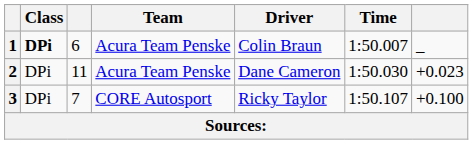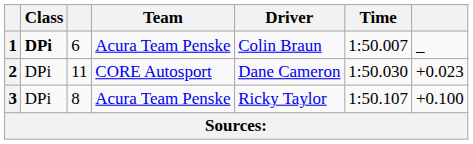(163, 71) Acura Team Penske -> (154, 71) CORE Autosport
(75, 98) 7 -> (75, 98) 8
(154, 98) CORE Autosport -> (163, 98) Acura Team Penske
